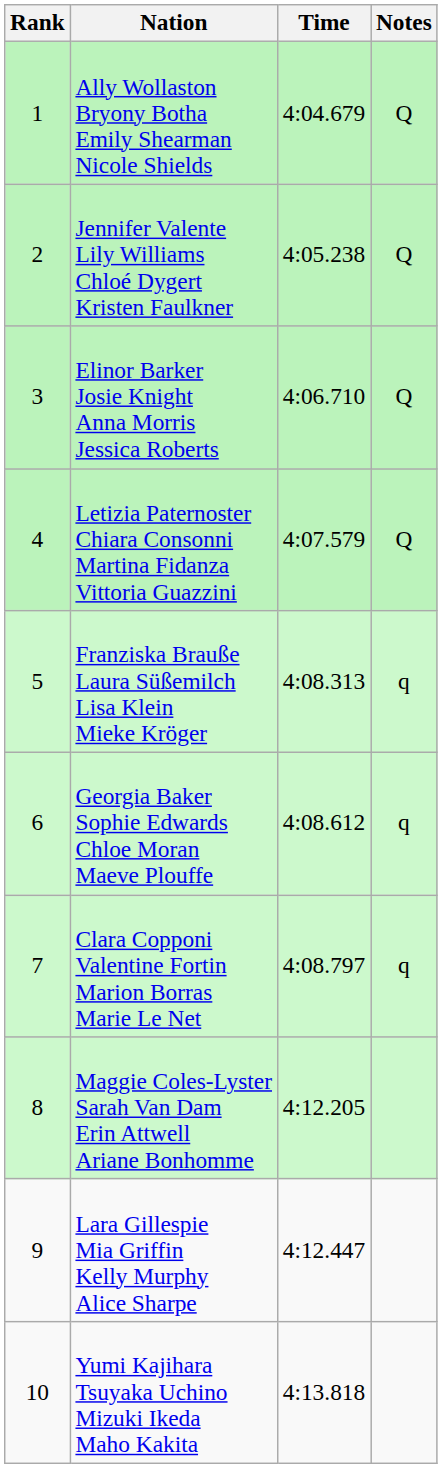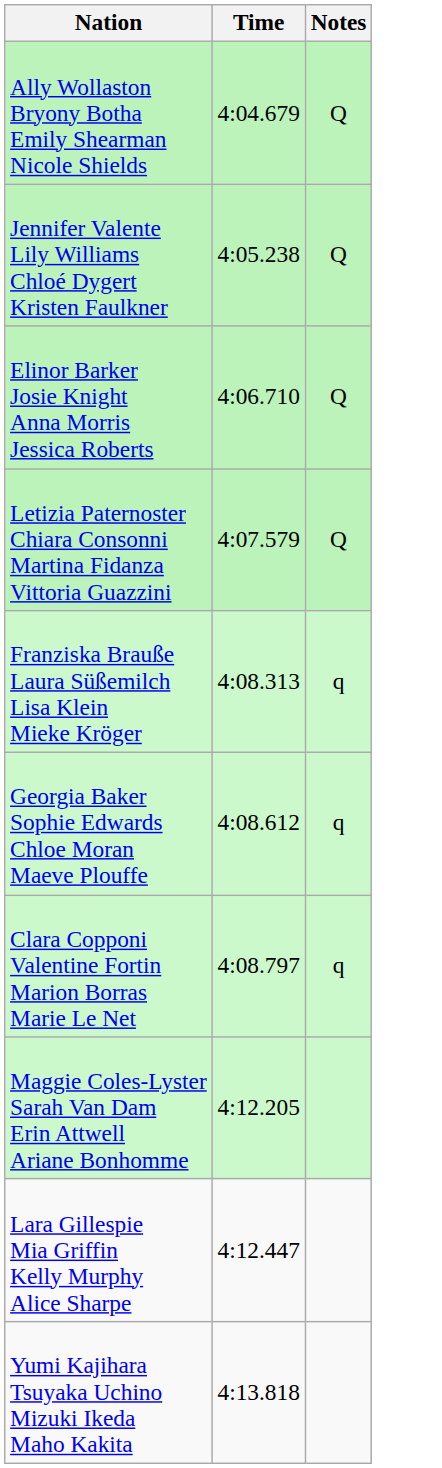- column: (37, 23)
